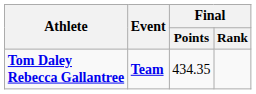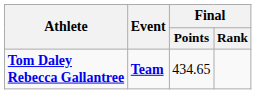(191, 69) 434.35 -> (191, 69) 434.65
